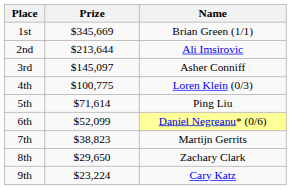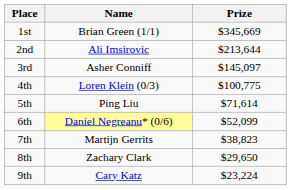columns swapped: (213, 13) <-> (92, 13)
